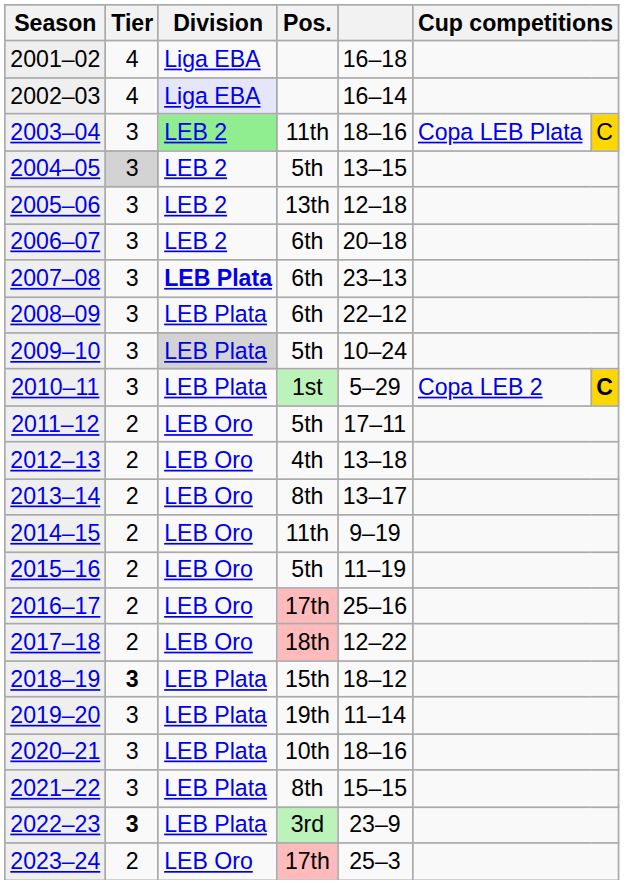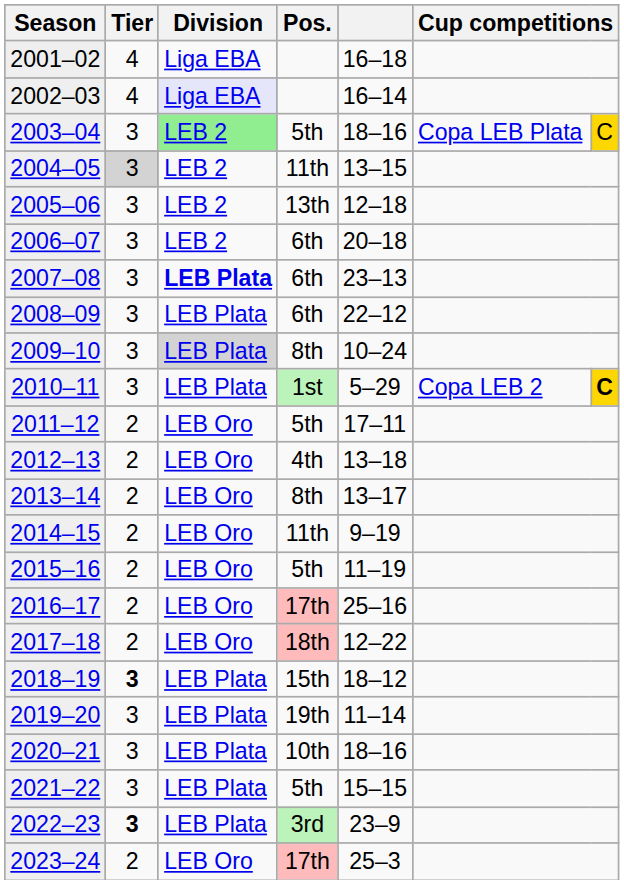(307, 132) 11th -> (307, 132) 5th
(307, 168) 5th -> (307, 168) 11th
(307, 351) 5th -> (307, 351) 8th
(307, 788) 8th -> (307, 788) 5th
